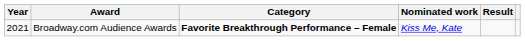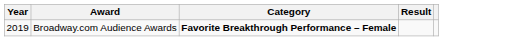- column: (440, 12)
(18, 28) 2021 -> (18, 28) 2019
